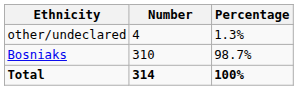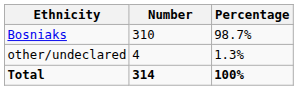rows swapped: (37, 55) <-> (67, 35)
